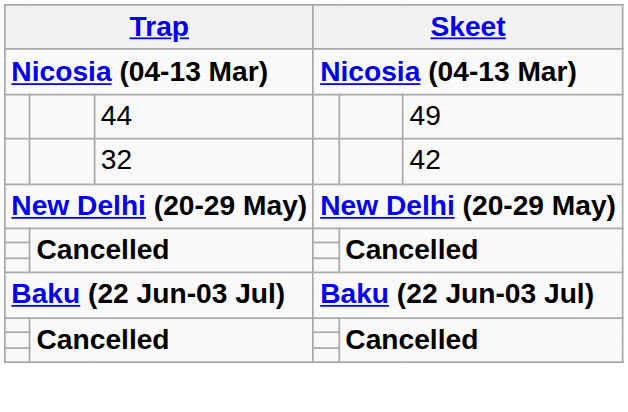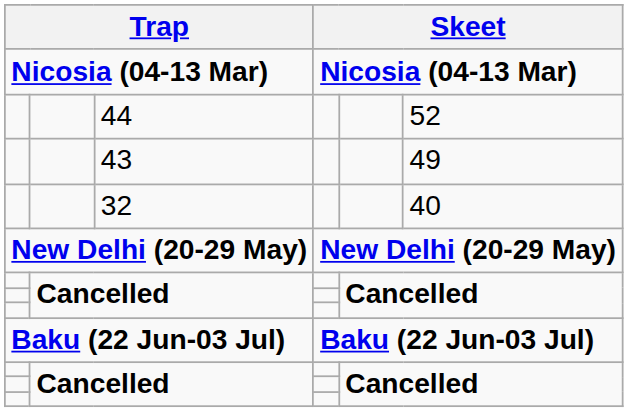(425, 116) 49 -> (425, 116) 52
+ row: (62, 161)
(425, 160) 42 -> (425, 205) 40
